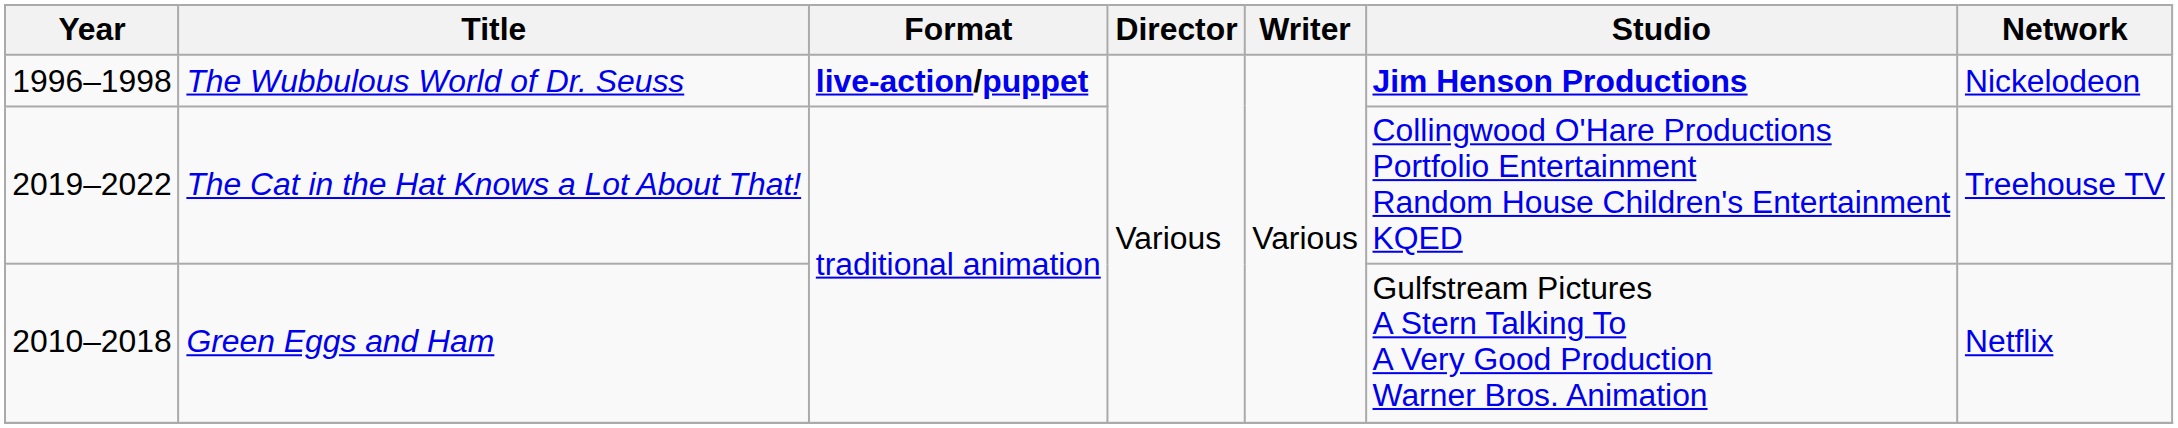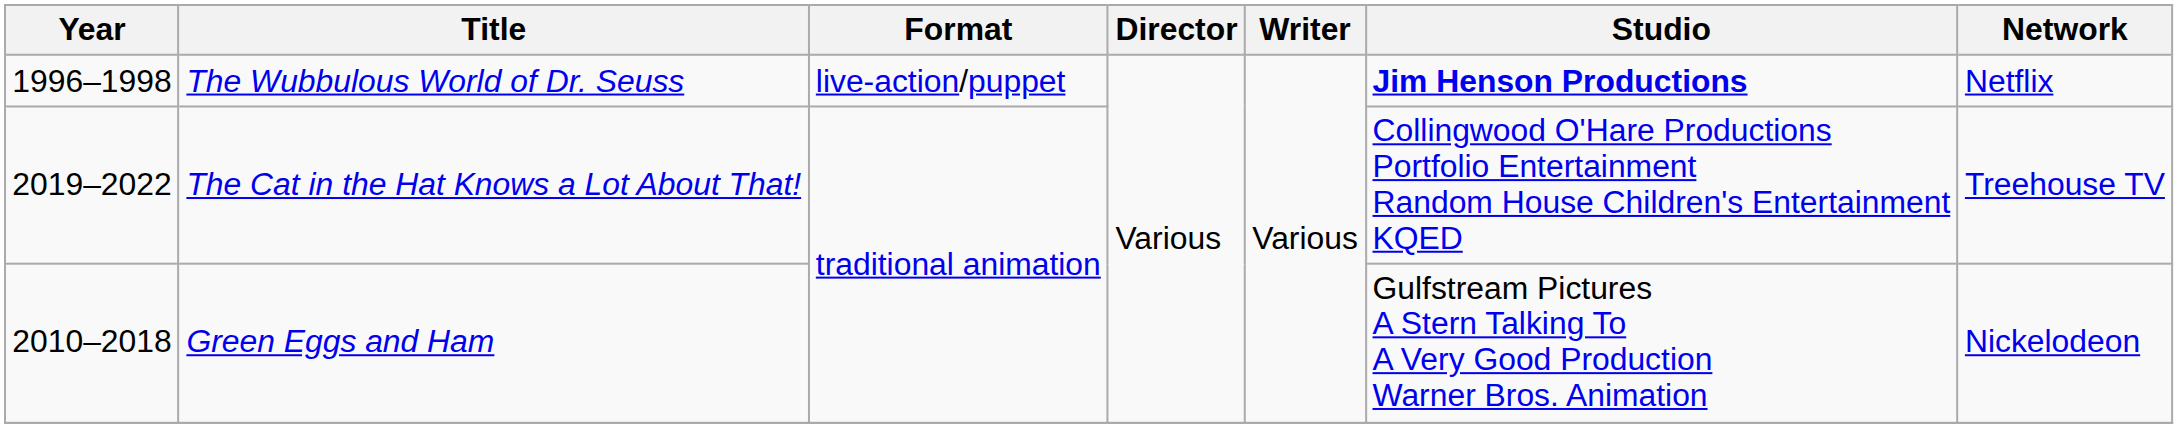(952, 80) bold -> (941, 80) normal
(2053, 80) Nickelodeon -> (2009, 80) Netflix
(2009, 342) Netflix -> (2053, 342) Nickelodeon
